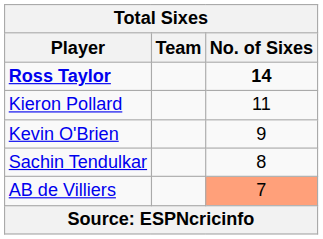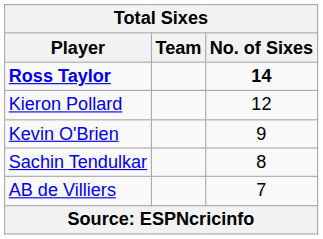(261, 104) 11 -> (261, 104) 12
(261, 190) lightsalmon background -> (261, 190) no background
